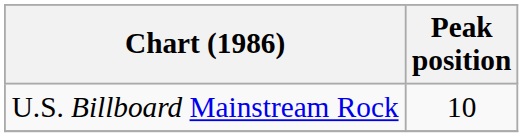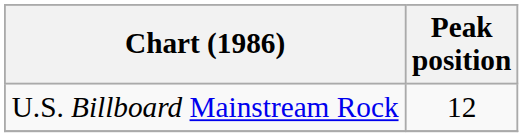(462, 107) 10 -> (462, 107) 12
